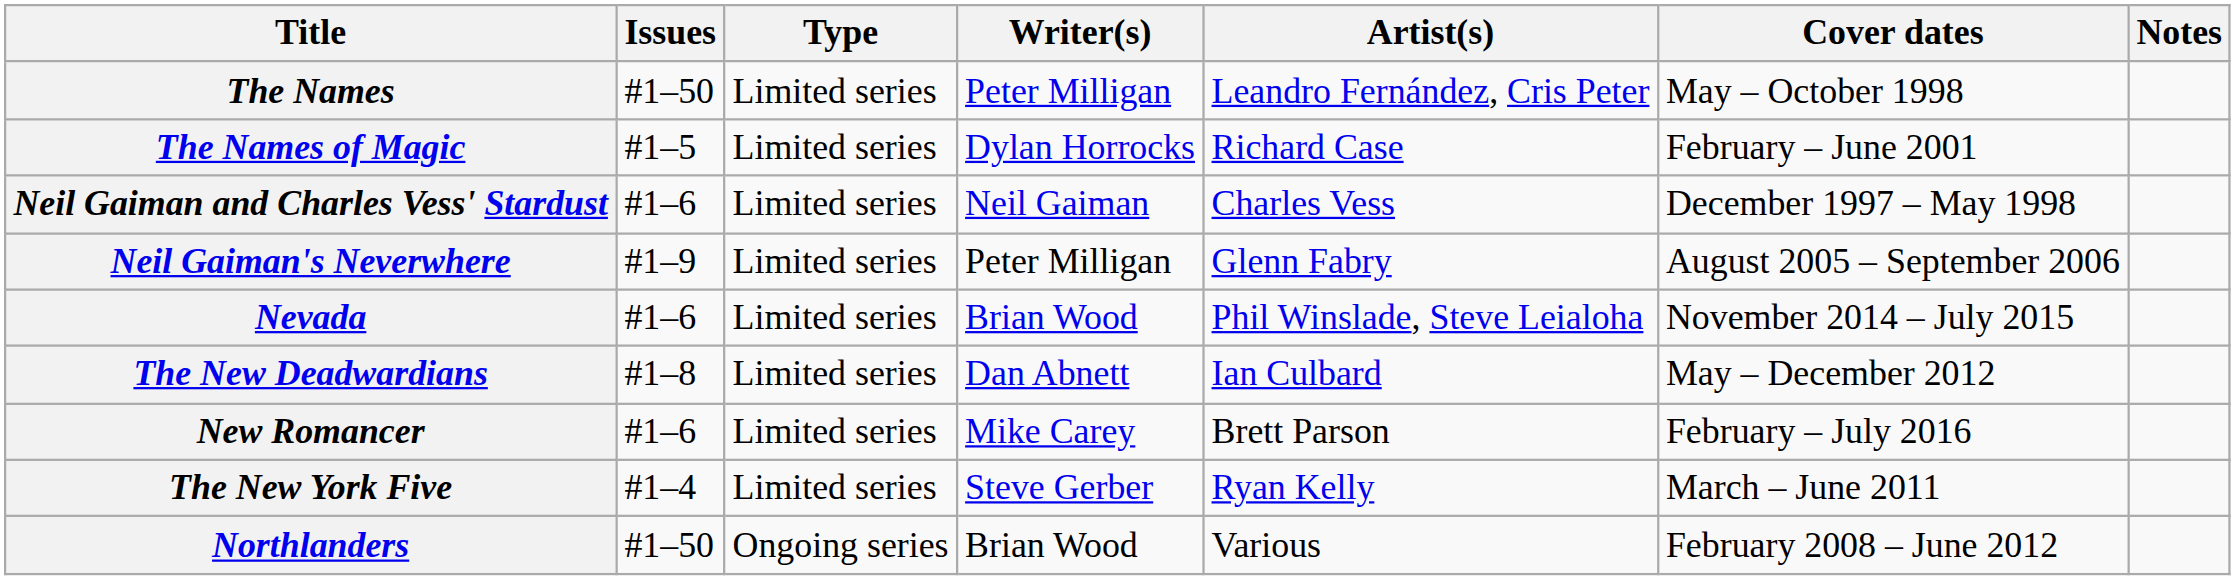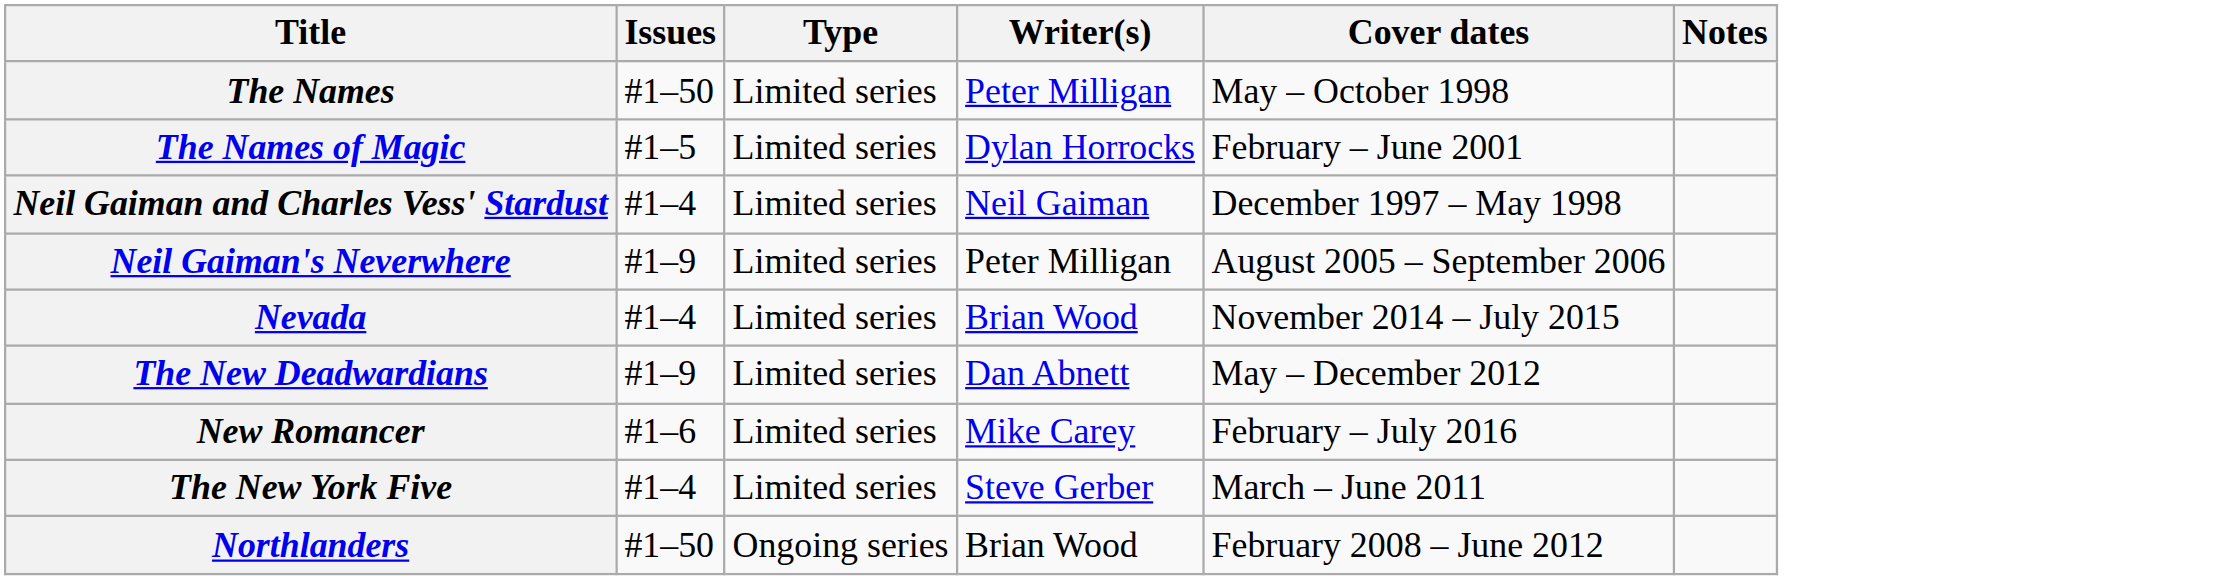- column: (1430, 32)
(660, 203) #1–6 -> (660, 203) #1–4
(660, 317) #1–6 -> (660, 317) #1–4
(660, 373) #1–8 -> (660, 373) #1–9
